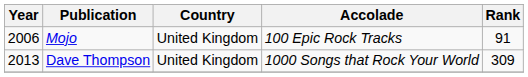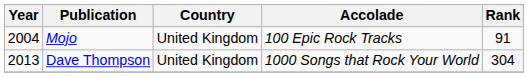(24, 38) 2006 -> (24, 38) 2004
(503, 60) 309 -> (503, 60) 304
